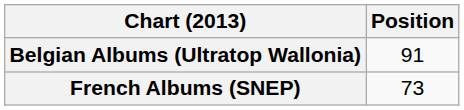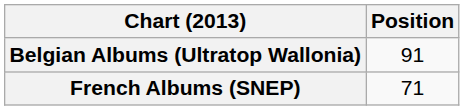(413, 88) 73 -> (413, 88) 71
